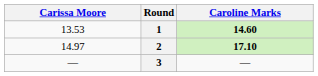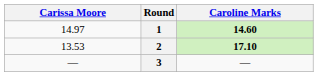(73, 29) 13.53 -> (73, 29) 14.97
(73, 46) 14.97 -> (73, 46) 13.53
